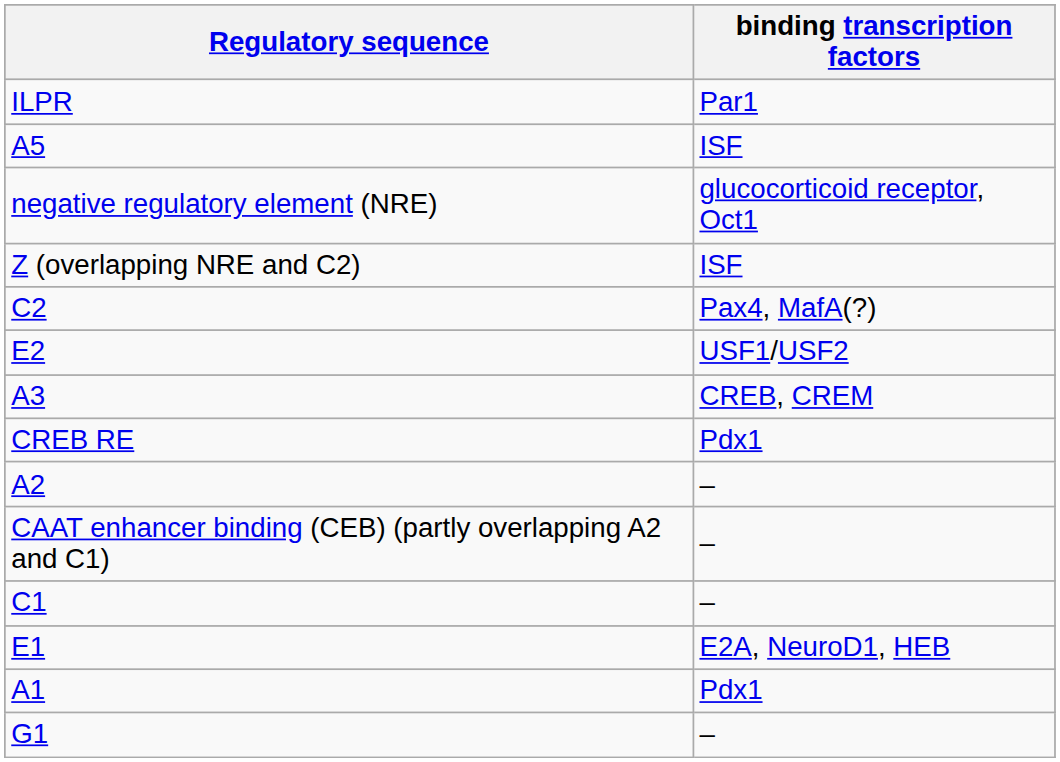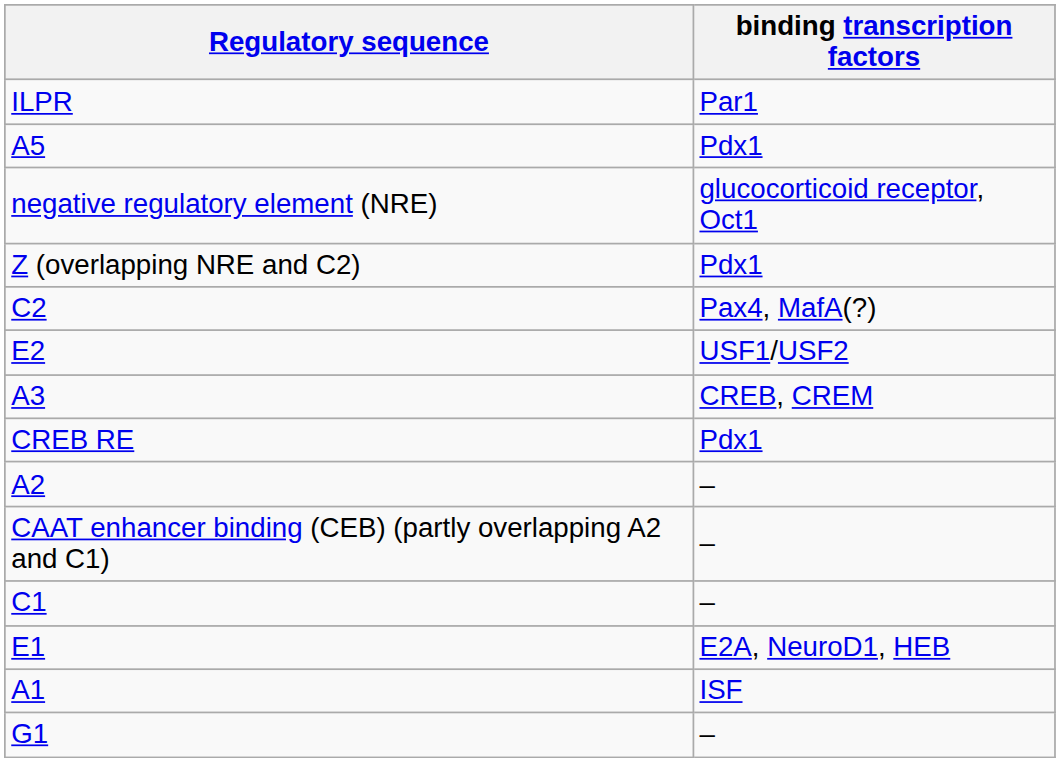(721, 145) ISF -> (731, 145) Pdx1
(721, 264) ISF -> (731, 264) Pdx1
(731, 690) Pdx1 -> (721, 690) ISF
